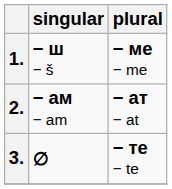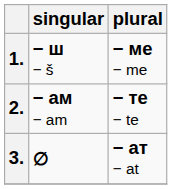(130, 108) − ат − at -> (130, 108) − те − te
(130, 158) − те − te -> (130, 158) − ат − at
